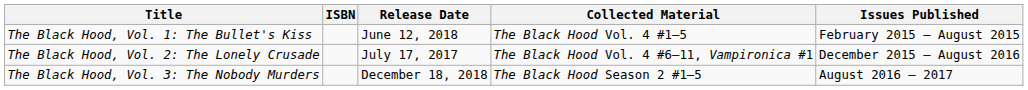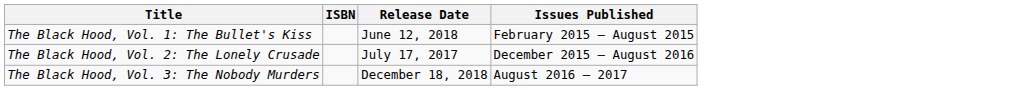- column: (653, 15)
